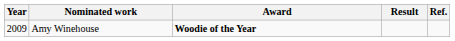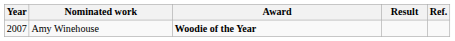(17, 28) 2009 -> (17, 28) 2007
